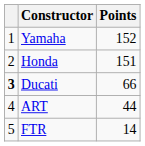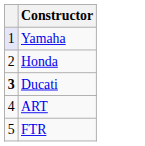- column: (118, 16)
(11, 38) no background -> (11, 38) lavender background
